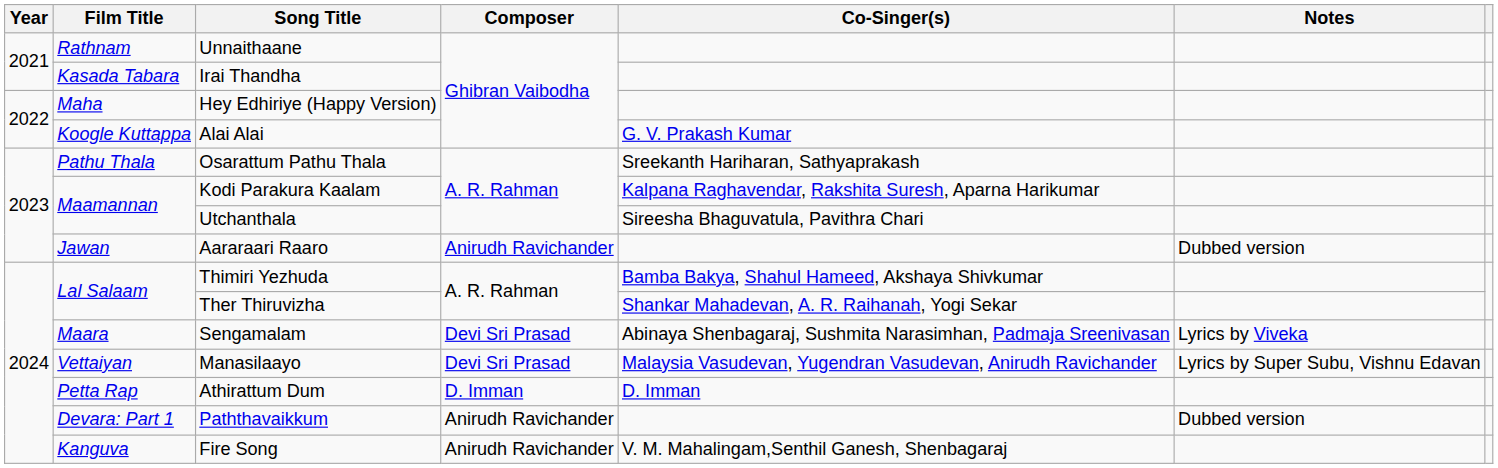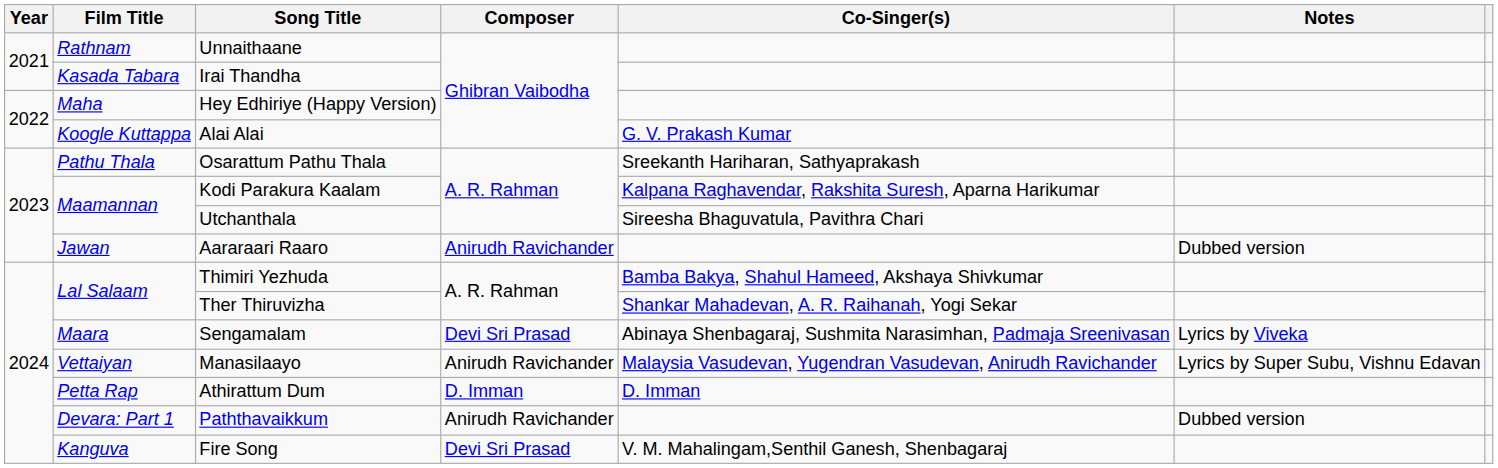(508, 362) Devi Sri Prasad -> (529, 362) Anirudh Ravichander
(529, 448) Anirudh Ravichander -> (508, 448) Devi Sri Prasad
